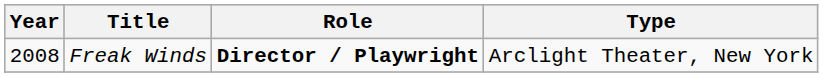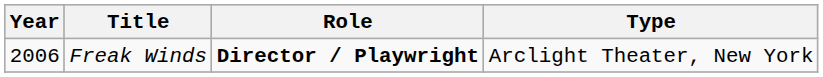(35, 56) 2008 -> (35, 56) 2006
